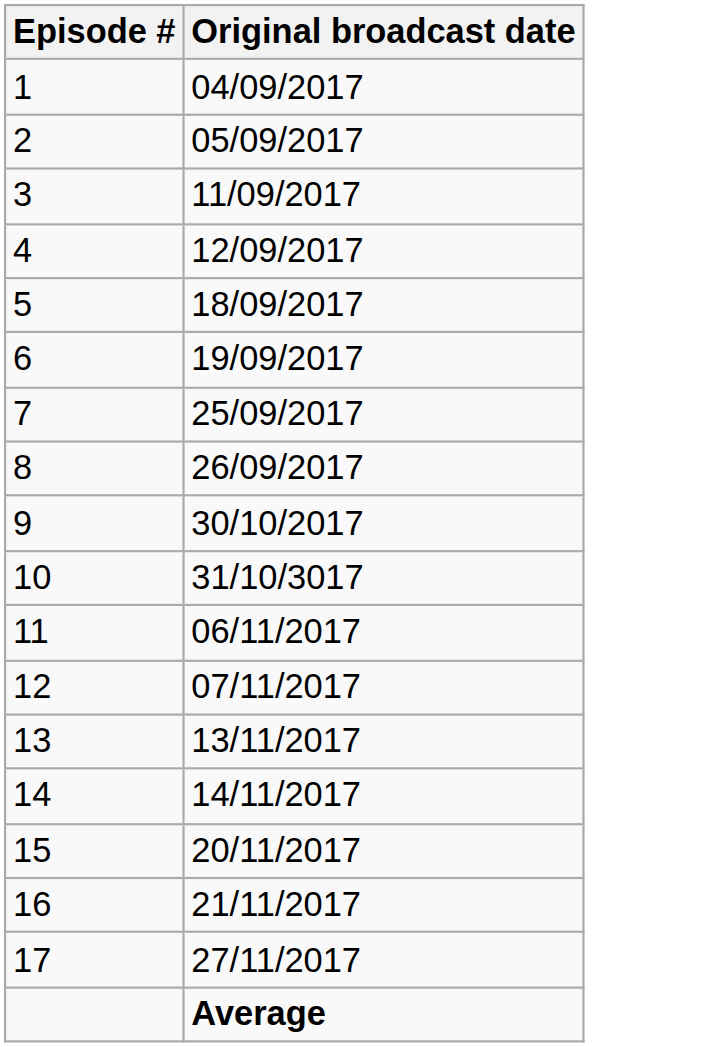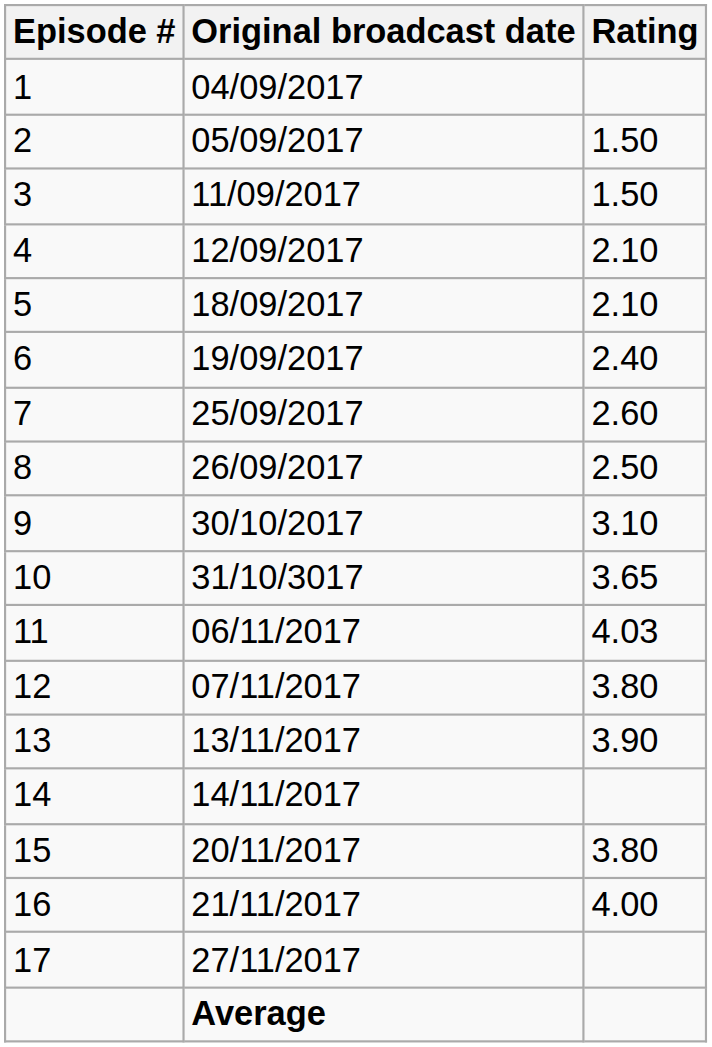+ column: (645, 31)
